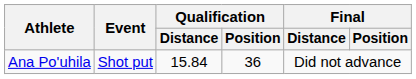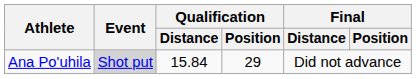(125, 62) no background -> (125, 62) lightgrey background
(253, 62) 36 -> (253, 62) 29
